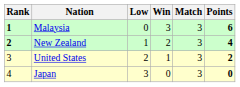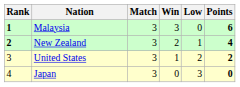columns swapped: (189, 12) <-> (139, 12)
